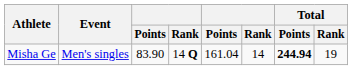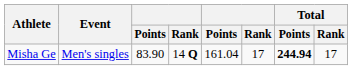(258, 54) 14 -> (258, 54) 17
(331, 54) 19 -> (331, 54) 17
